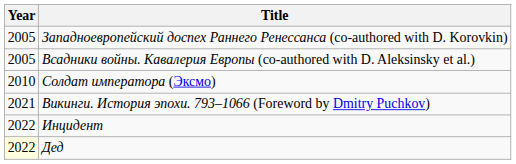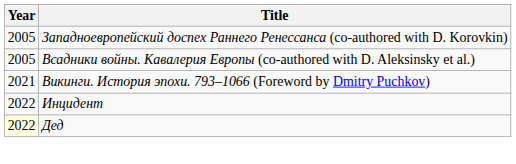- row: (129, 81)
